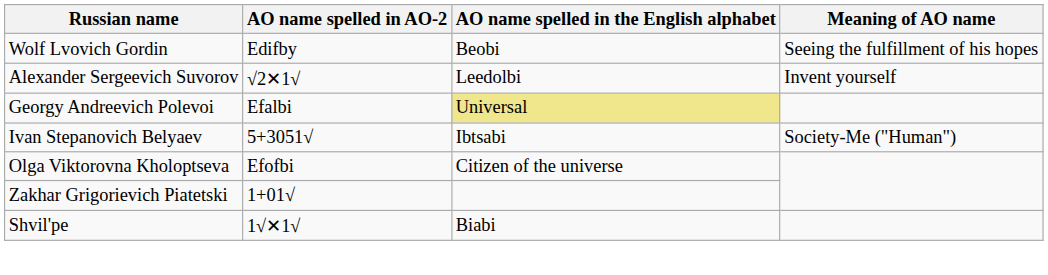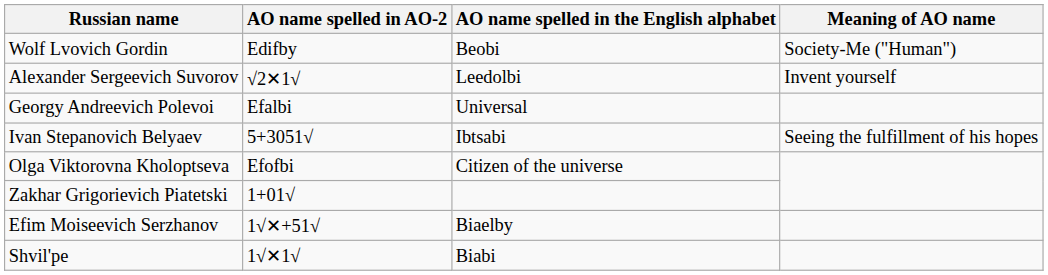(911, 48) Seeing the fulfillment of his hopes -> (870, 48) Society-Me ("Human")
(492, 107) khaki background -> (492, 107) no background
(870, 136) Society-Me ("Human") -> (911, 136) Seeing the fulfillment of his hopes
+ row: (114, 225)
